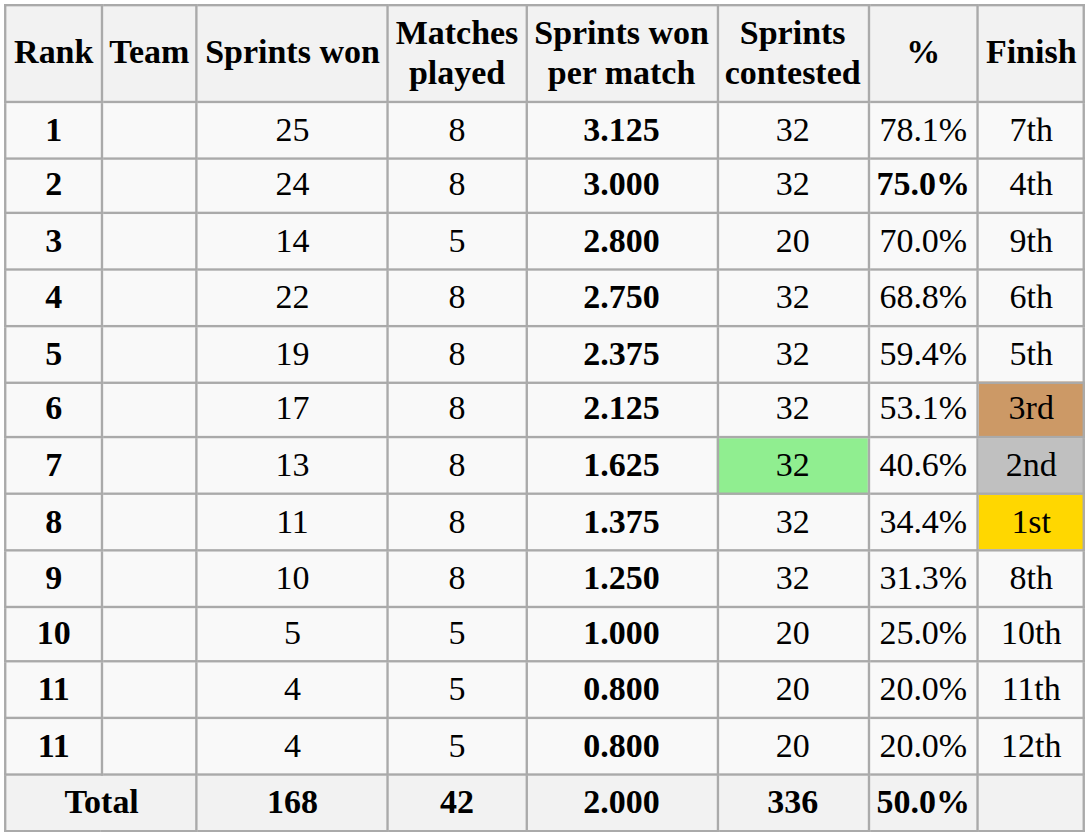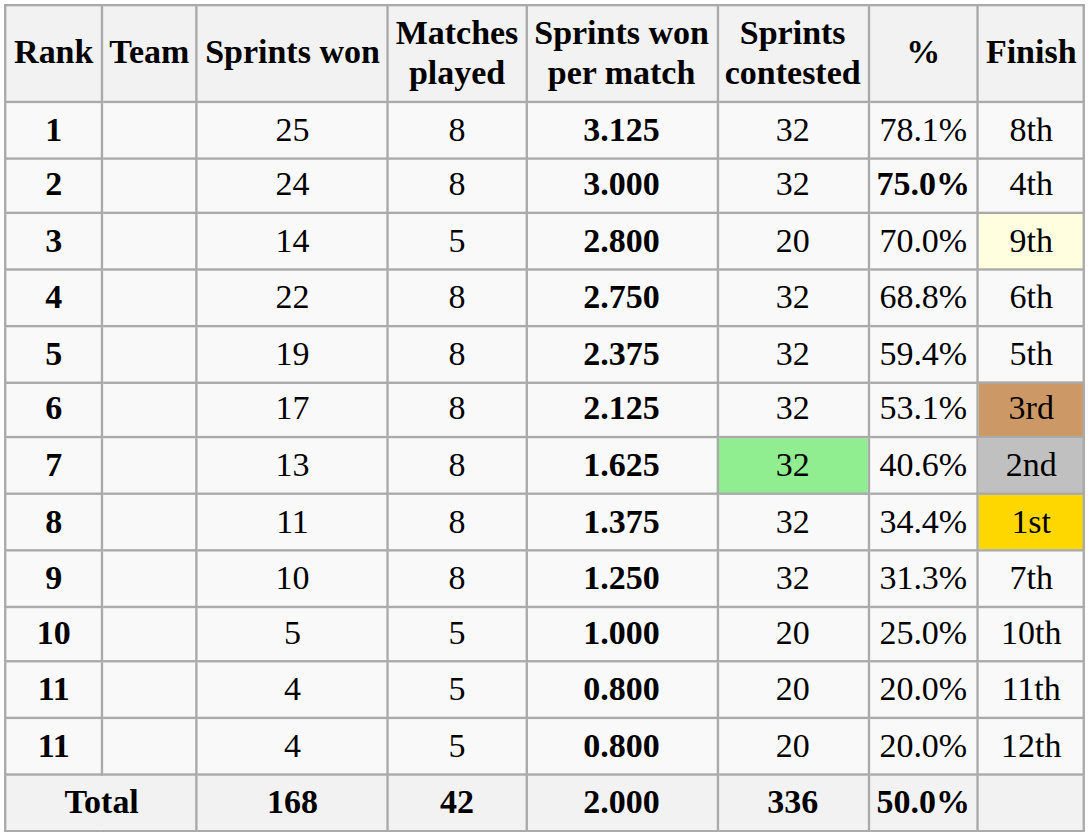(1031, 129) 7th -> (1031, 129) 8th
(1031, 241) no background -> (1031, 241) lightyellow background
(1031, 577) 8th -> (1031, 577) 7th
